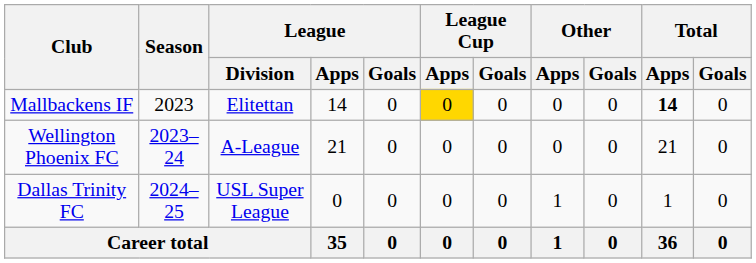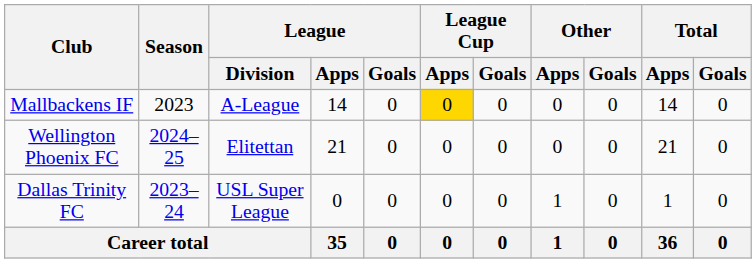(260, 104) Elitettan -> (260, 104) A-League
(668, 104) bold -> (668, 104) normal
(174, 146) 2023–24 -> (174, 146) 2024–25
(260, 146) A-League -> (260, 146) Elitettan
(174, 200) 2024–25 -> (174, 200) 2023–24
